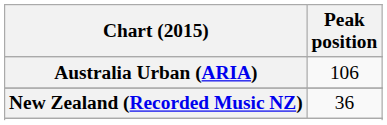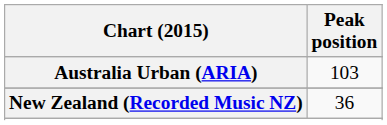(344, 72) 106 -> (344, 72) 103
